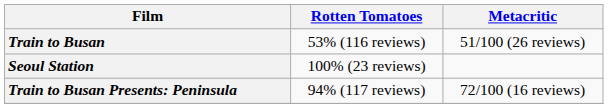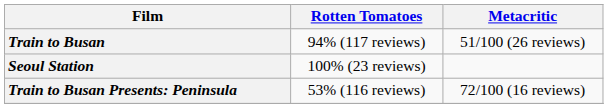(367, 41) 53% (116 reviews) -> (367, 41) 94% (117 reviews)
(367, 90) 94% (117 reviews) -> (367, 90) 53% (116 reviews)
